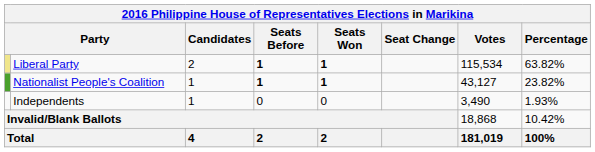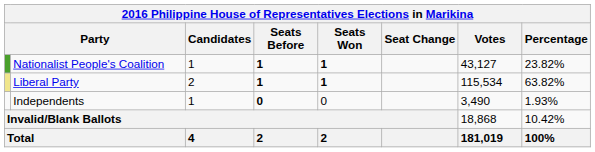rows swapped: (46, 64) <-> (89, 83)
(260, 101) normal -> (260, 101) bold
